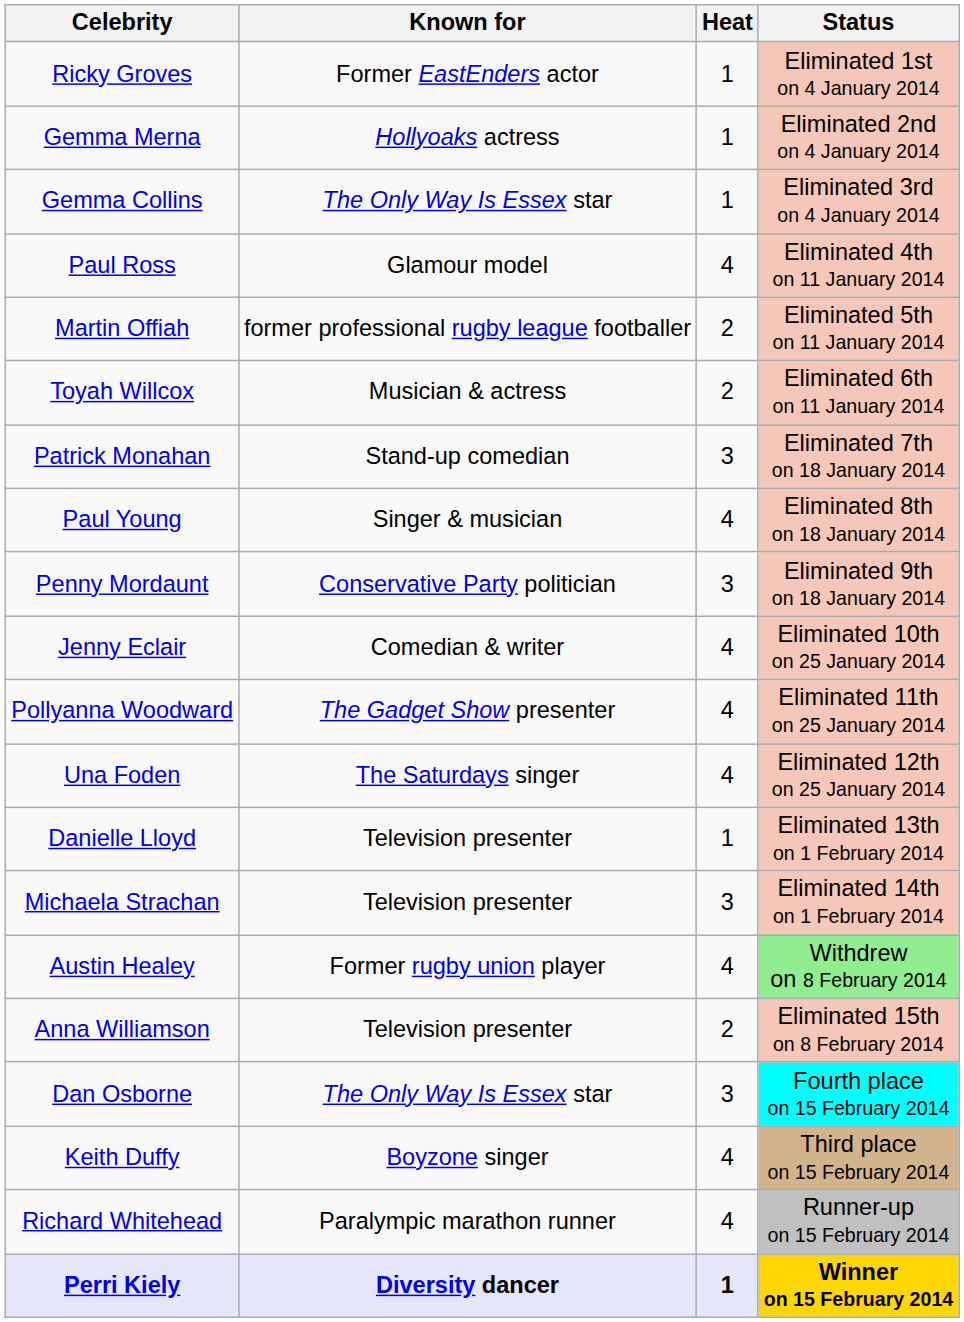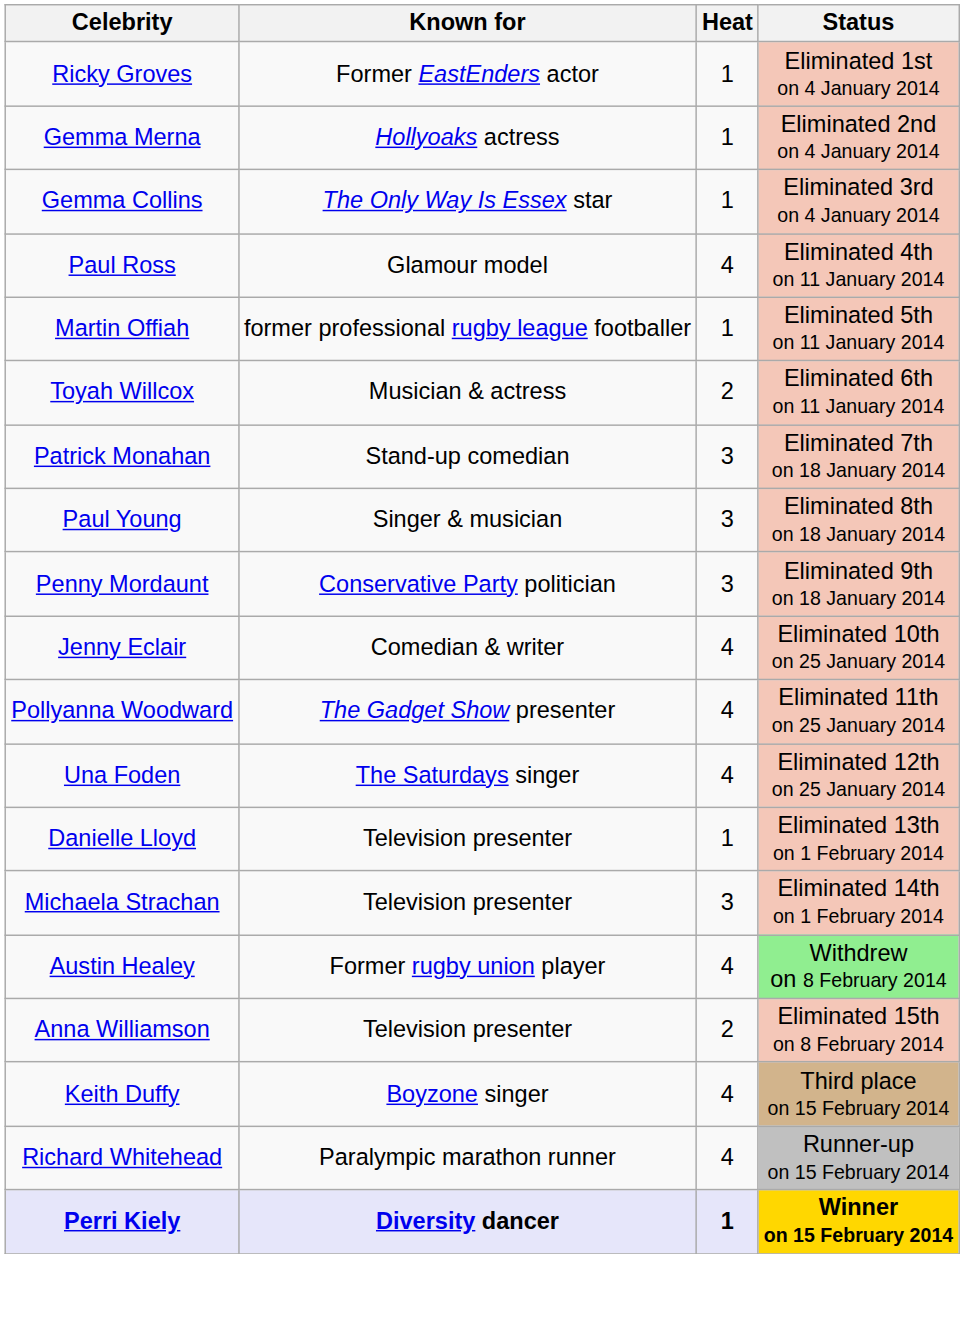(727, 328) 2 -> (727, 328) 1
(727, 520) 4 -> (727, 520) 3
- row: (122, 1093)
